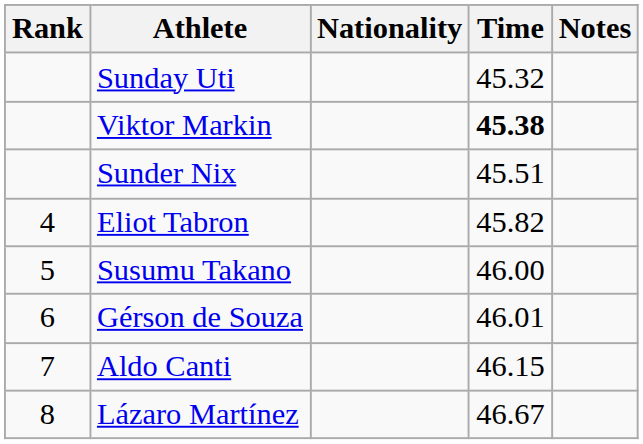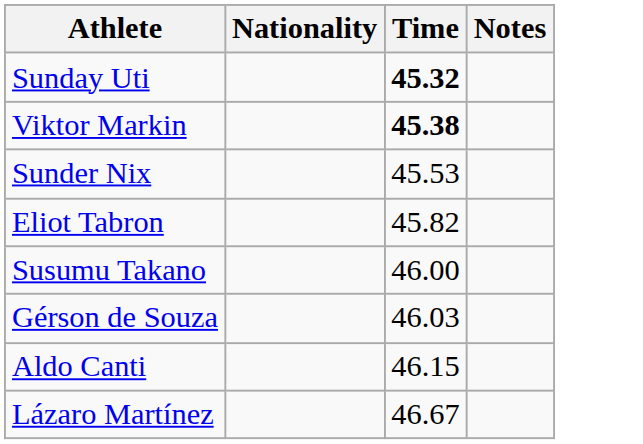- column: (47, 28)
(510, 76) normal -> (425, 76) bold
(510, 173) 45.51 -> (425, 173) 45.53
(510, 317) 46.01 -> (425, 317) 46.03
